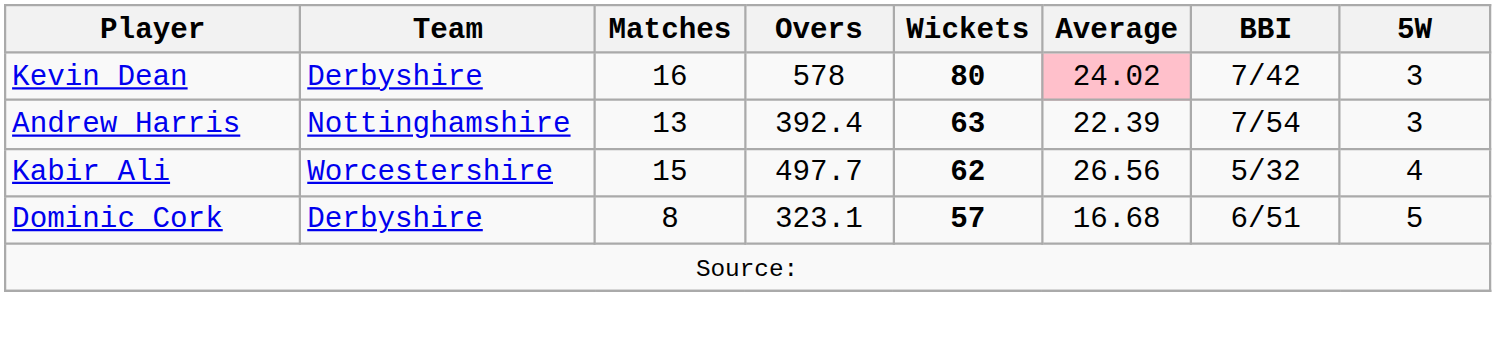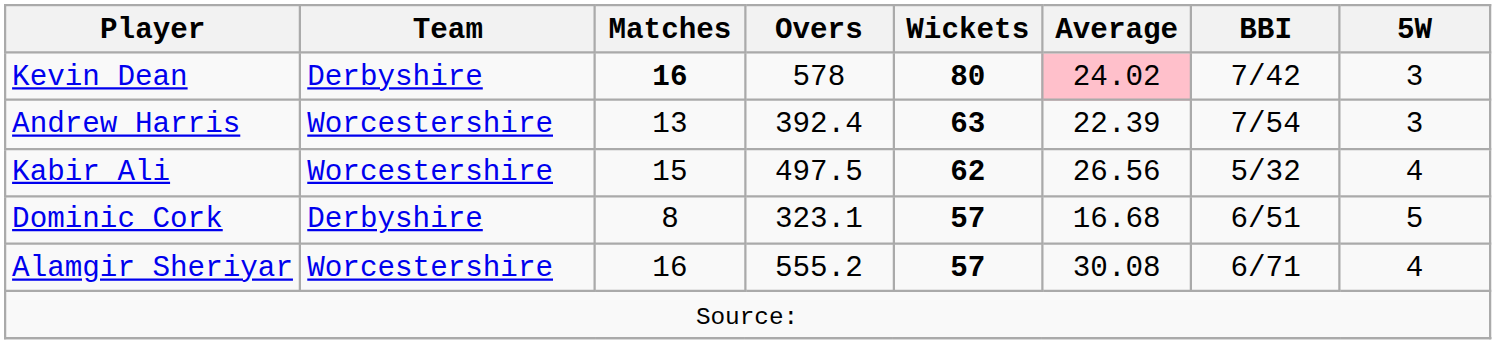(670, 77) normal -> (670, 77) bold
(439, 124) Nottinghamshire -> (430, 124) Worcestershire
(819, 172) 497.7 -> (819, 172) 497.5
+ row: (153, 267)
